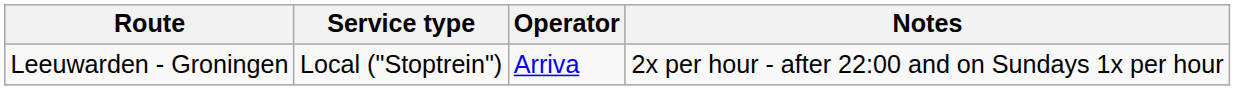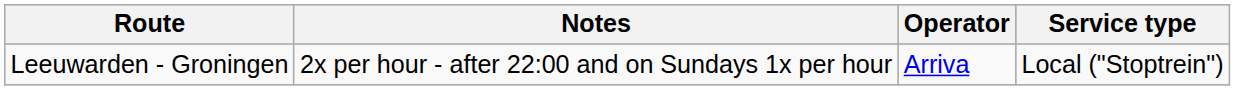columns swapped: (401, 24) <-> (928, 24)
